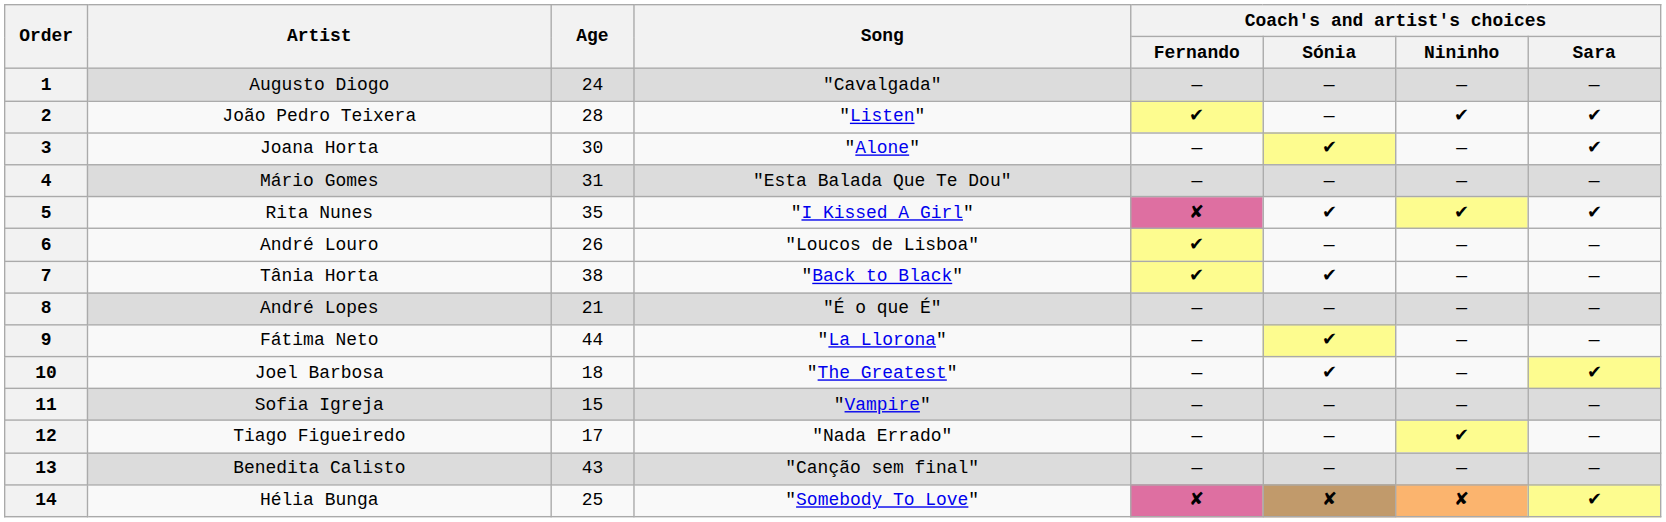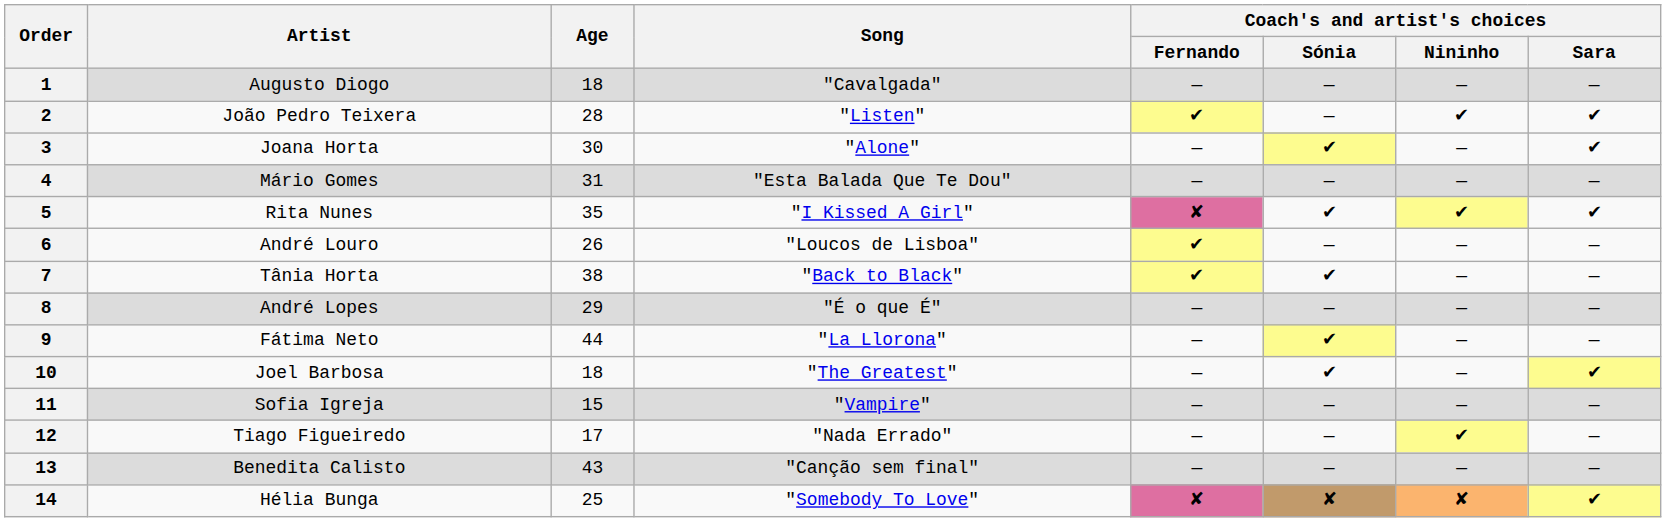(592, 85) 24 -> (592, 85) 18
(592, 309) 21 -> (592, 309) 29
